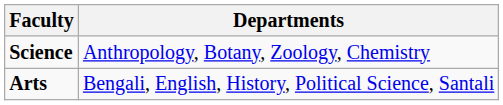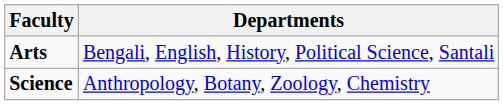rows swapped: (28, 83) <-> (41, 52)
